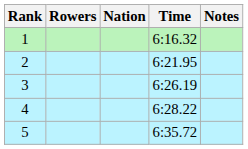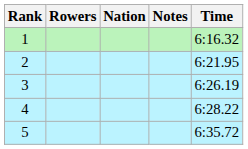columns swapped: (175, 16) <-> (221, 16)
